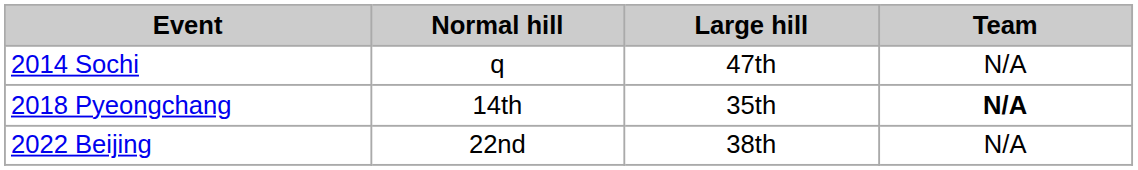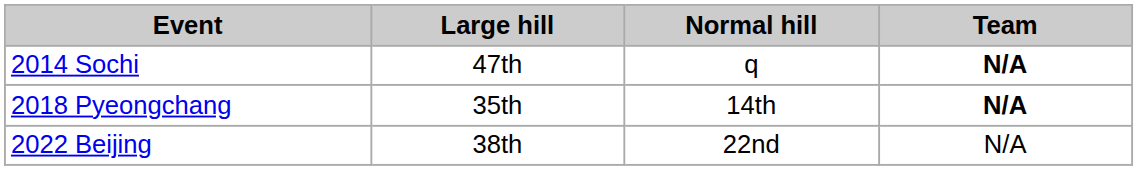columns swapped: (497, 25) <-> (751, 25)
(1005, 65) normal -> (1005, 65) bold
